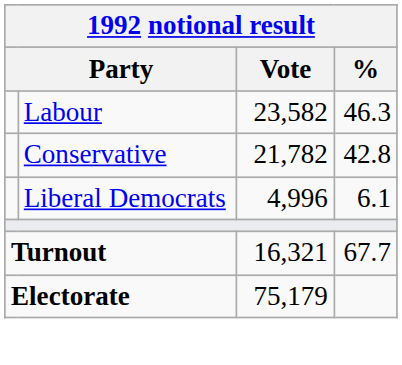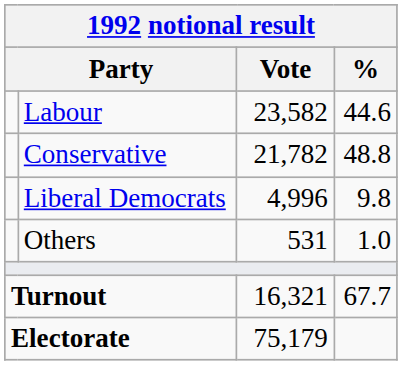(367, 111) 46.3 -> (367, 111) 44.6
(367, 154) 42.8 -> (367, 154) 48.8
(374, 197) 6.1 -> (374, 197) 9.8
+ row: (60, 240)
